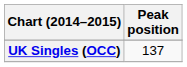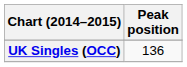(153, 51) 137 -> (153, 51) 136
